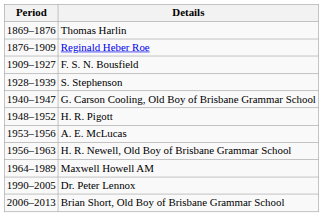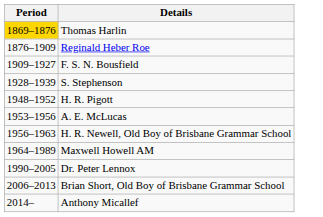(31, 30) no background -> (31, 30) gold background
- row: (188, 99)
+ row: (100, 202)
